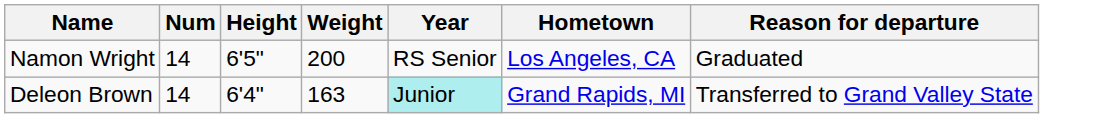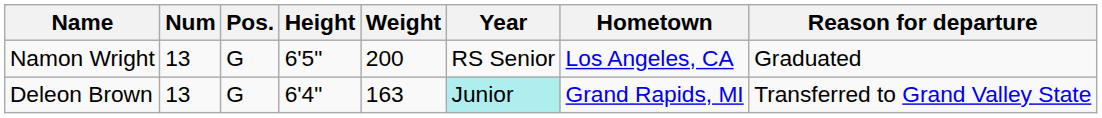+ column: (250, 22)
(178, 58) 14 -> (178, 58) 13
(178, 94) 14 -> (178, 94) 13
